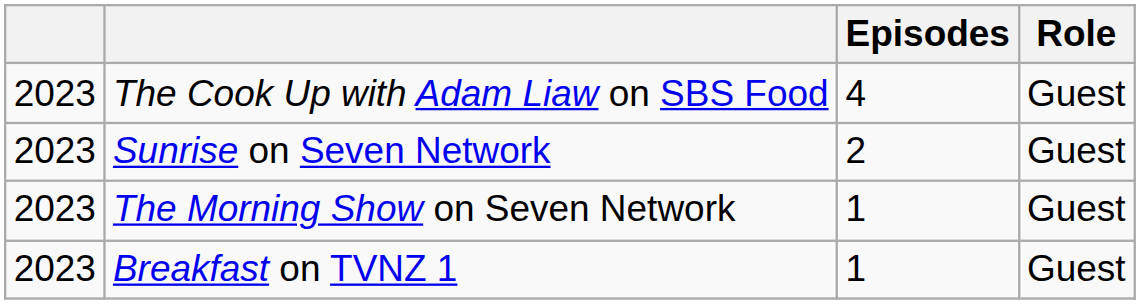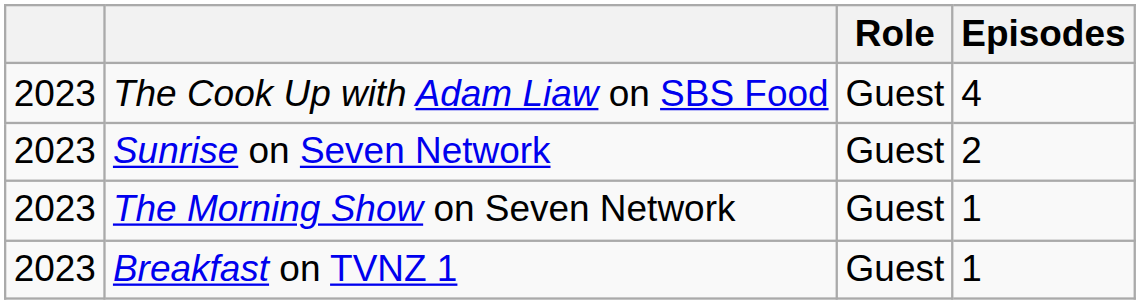columns swapped: (1076, 33) <-> (928, 33)
